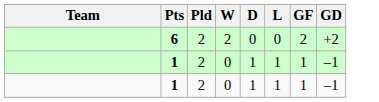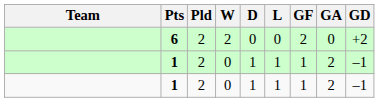+ column: (331, 16)
